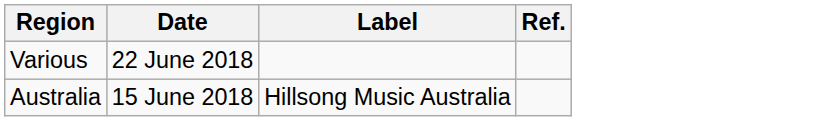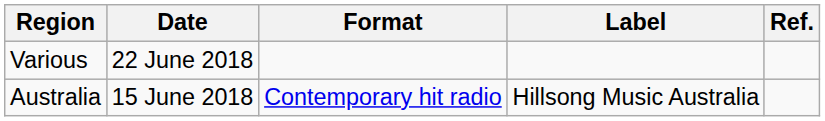+ column: (383, 23)
